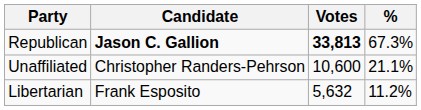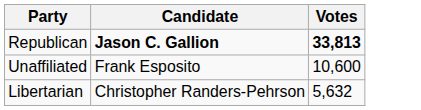- column: (391, 17)
(200, 67) Christopher Randers-Pehrson -> (148, 67) Frank Esposito
(148, 92) Frank Esposito -> (200, 92) Christopher Randers-Pehrson
